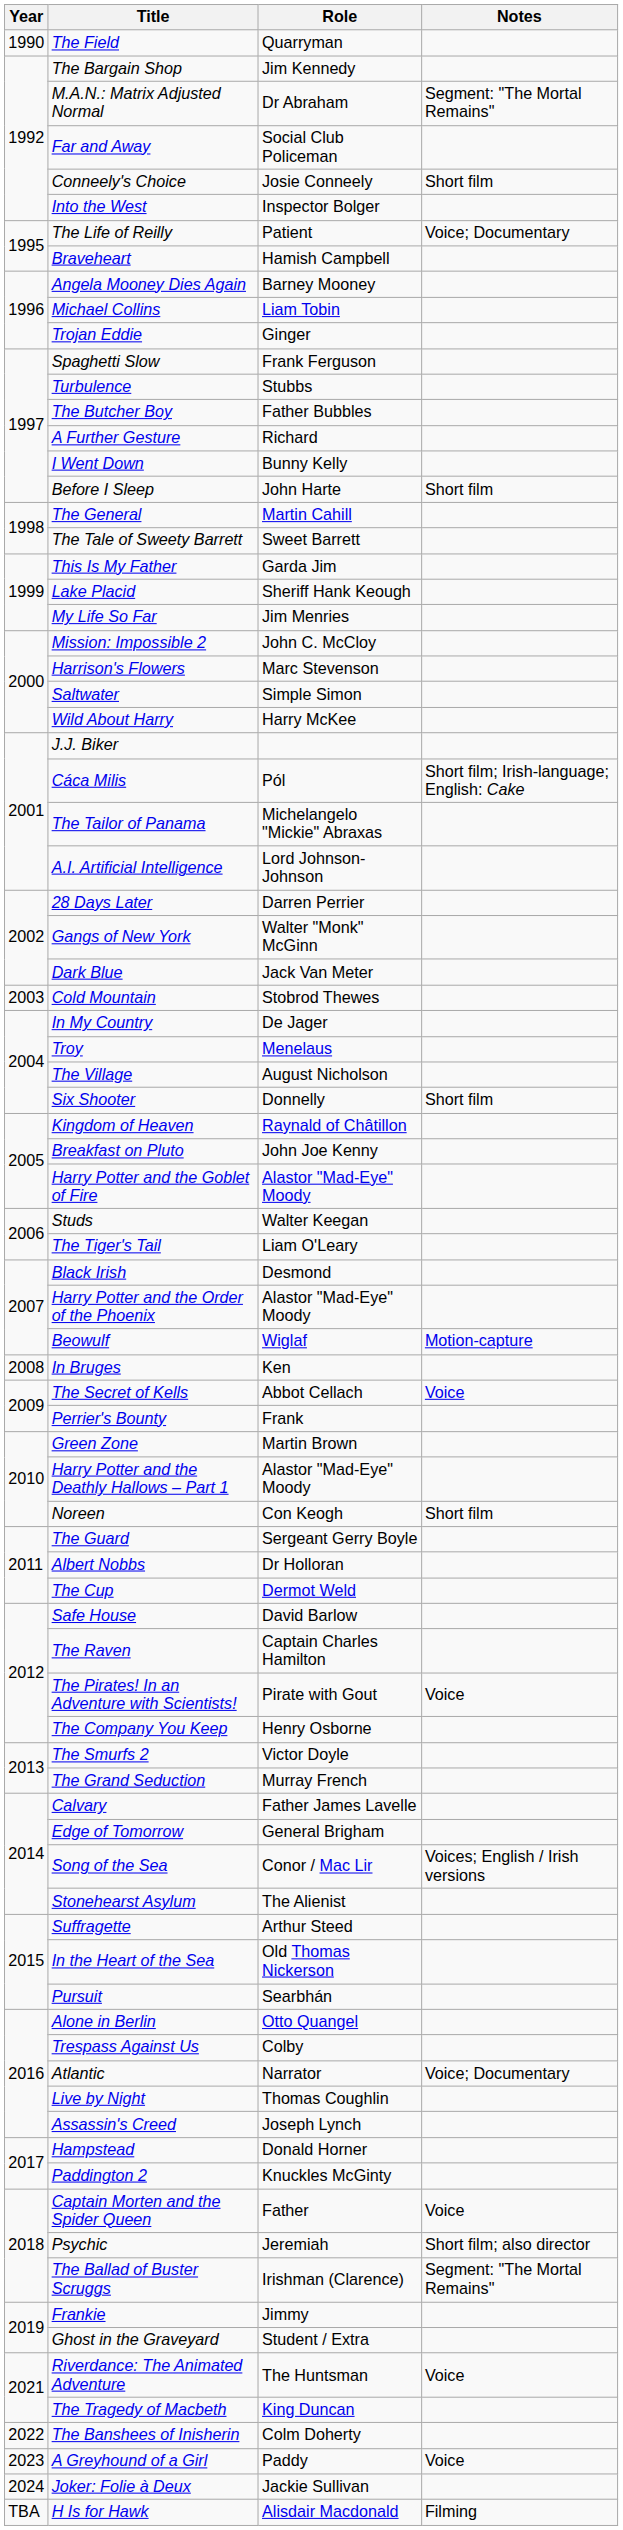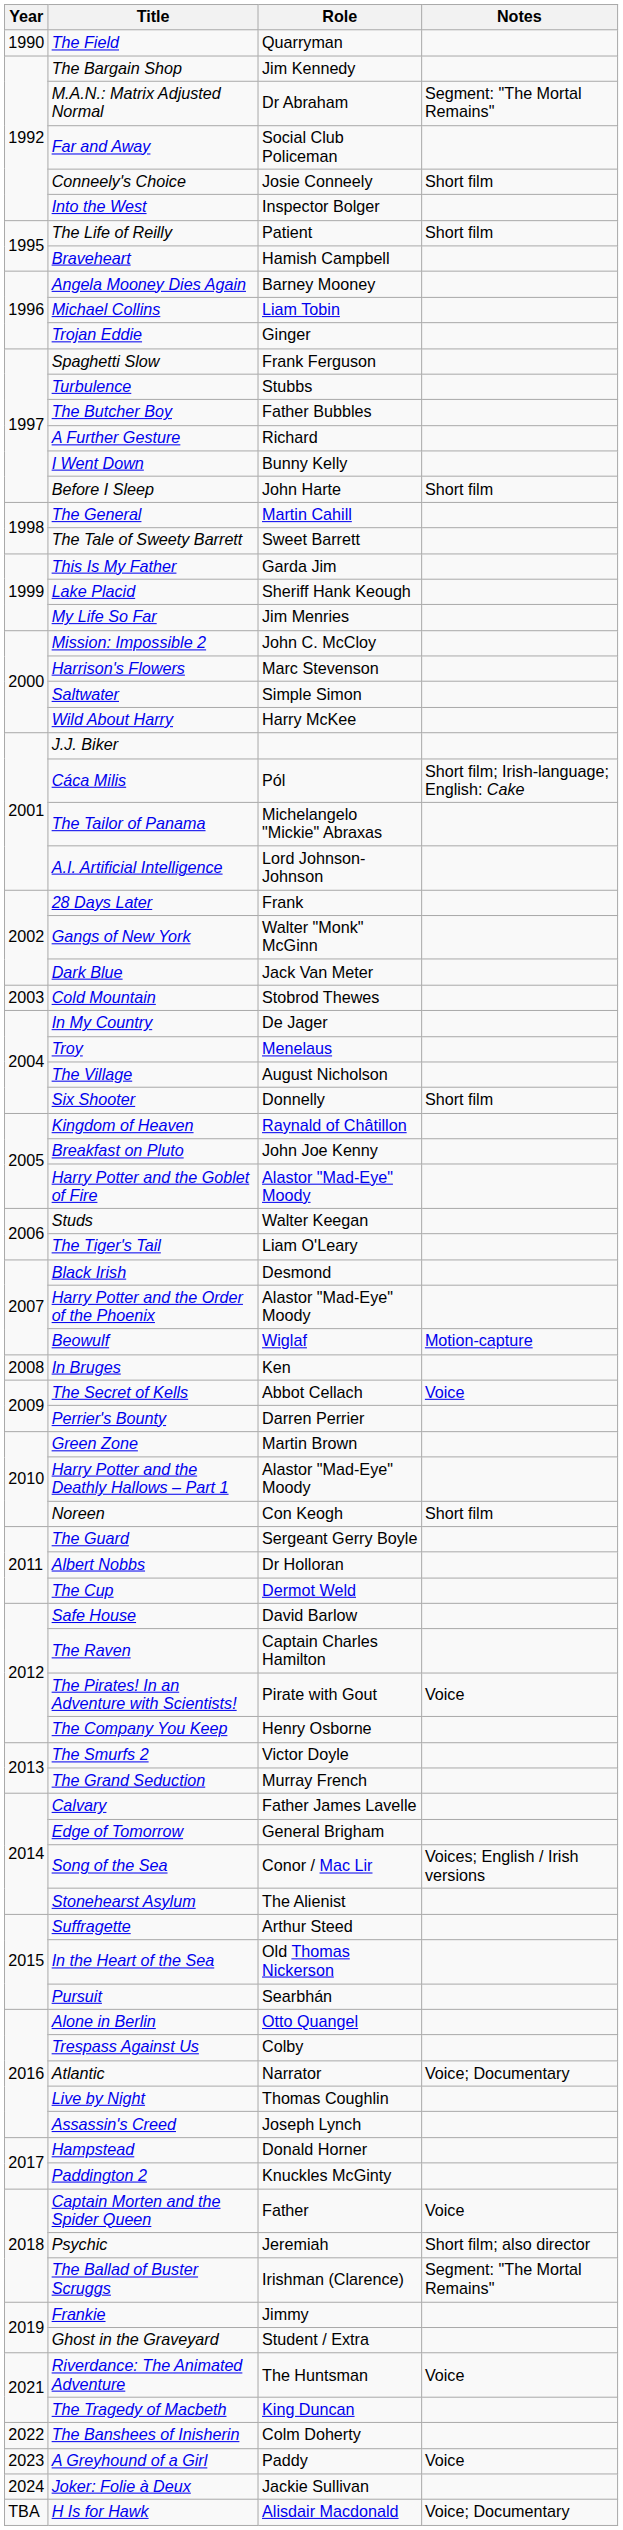(497, 233) Voice; Documentary -> (459, 233) Short film
(313, 902) Darren Perrier -> (283, 902) Frank
(283, 1418) Frank -> (313, 1418) Darren Perrier
(451, 2512) Filming -> (497, 2512) Voice; Documentary
